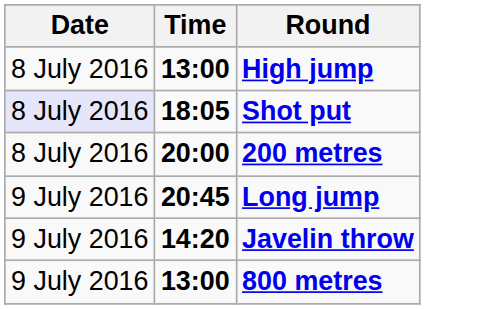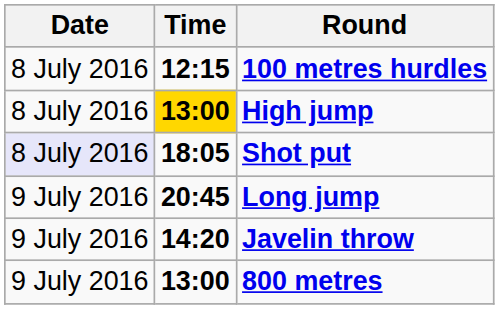+ row: (365, 68)
(195, 68) no background -> (195, 111) gold background
- row: (312, 153)
